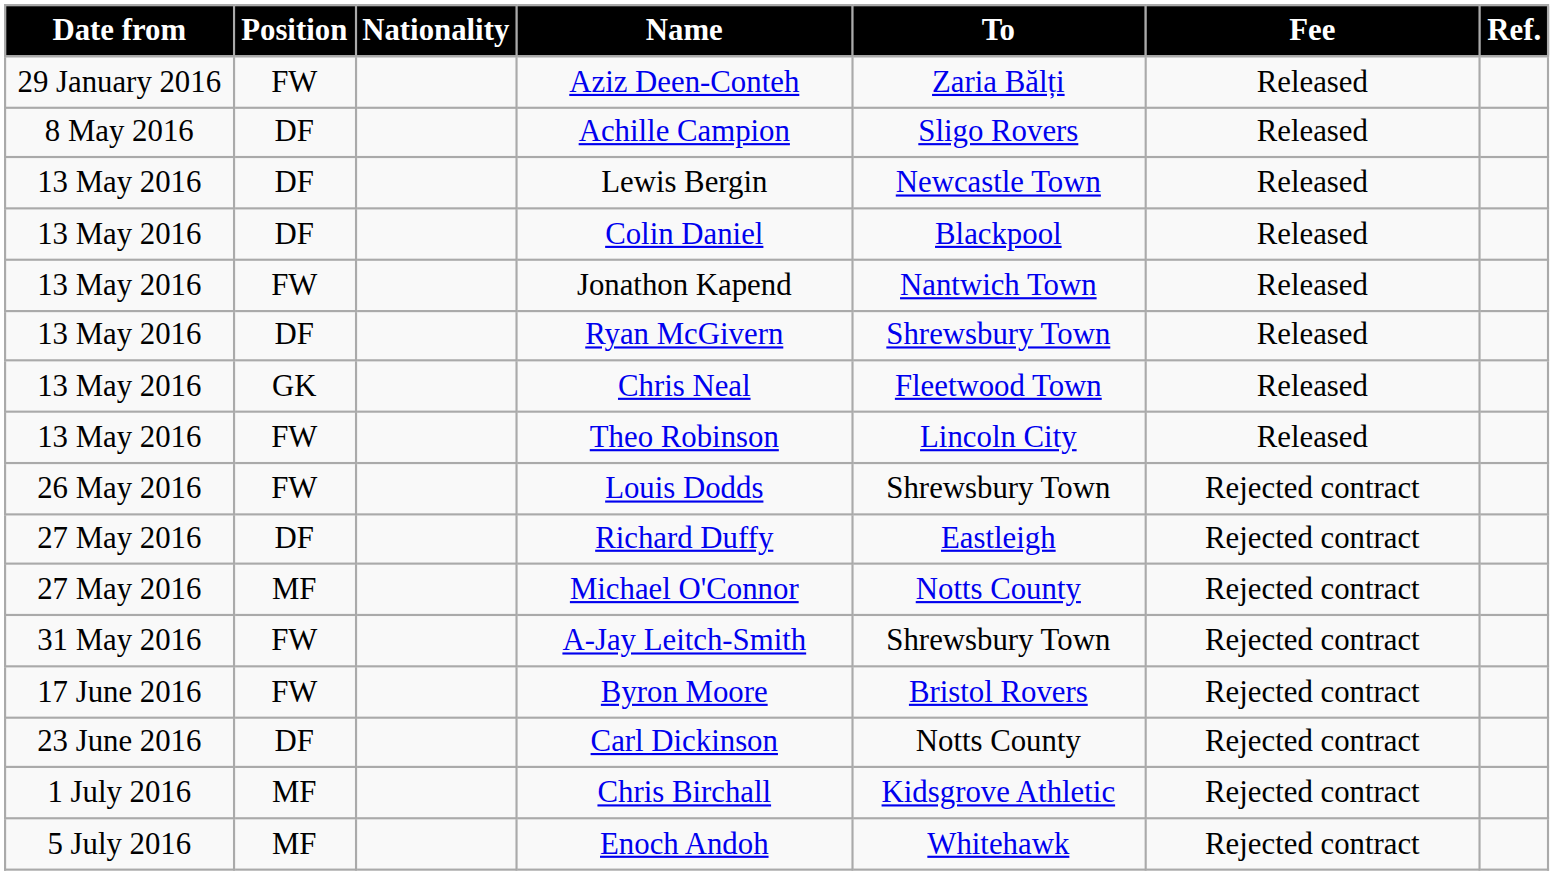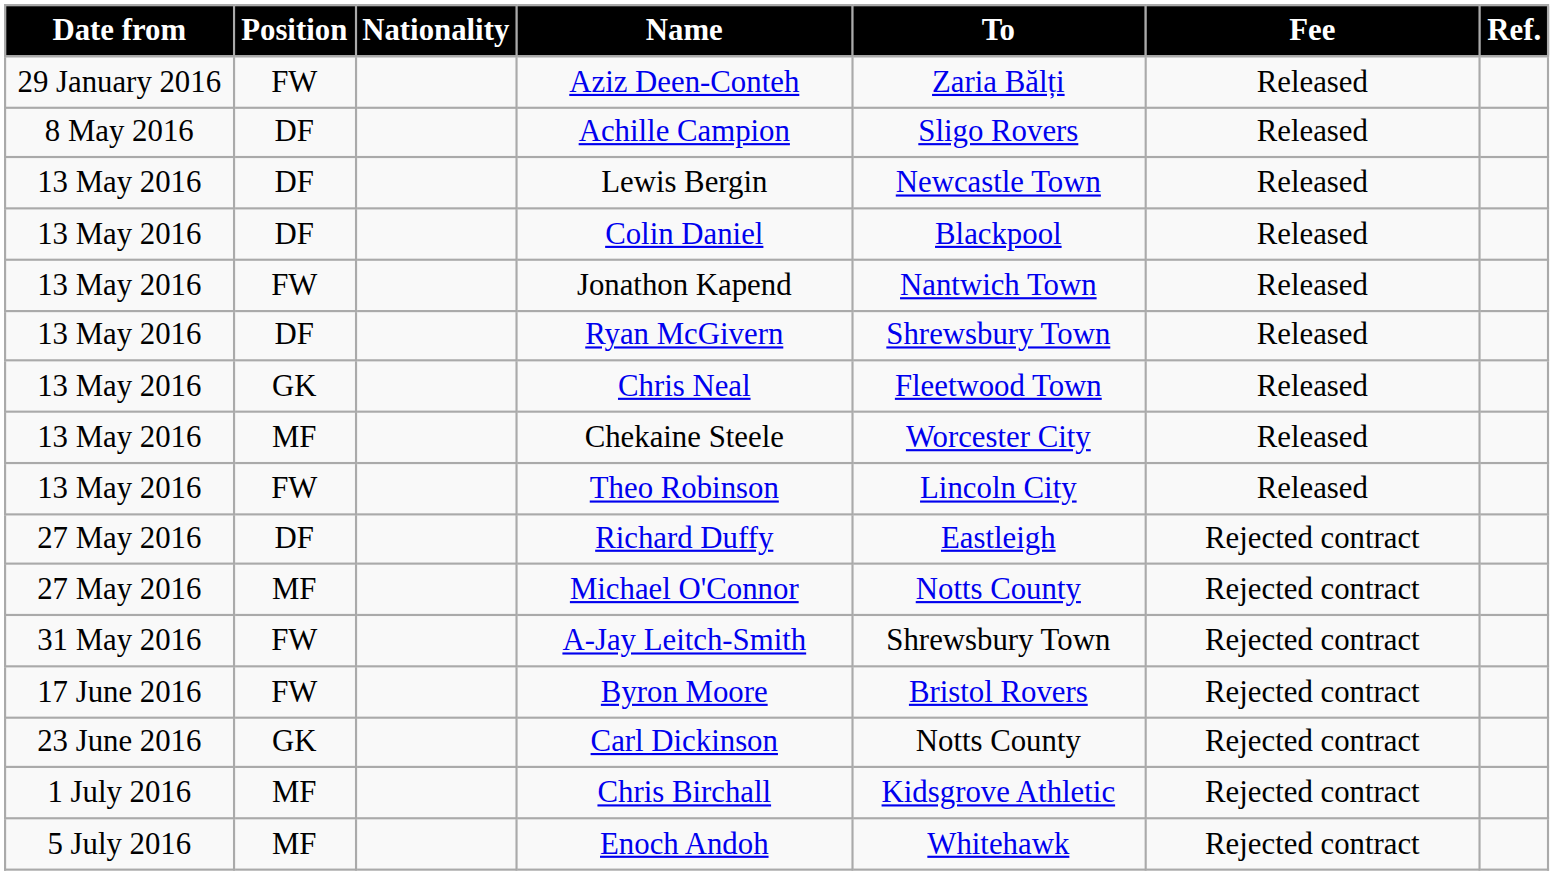+ row: (684, 436)
- row: (684, 487)
(294, 741) DF -> (294, 741) GK
